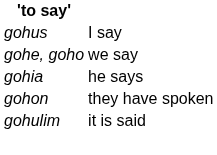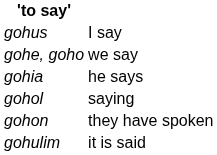+ row: (24, 98)
